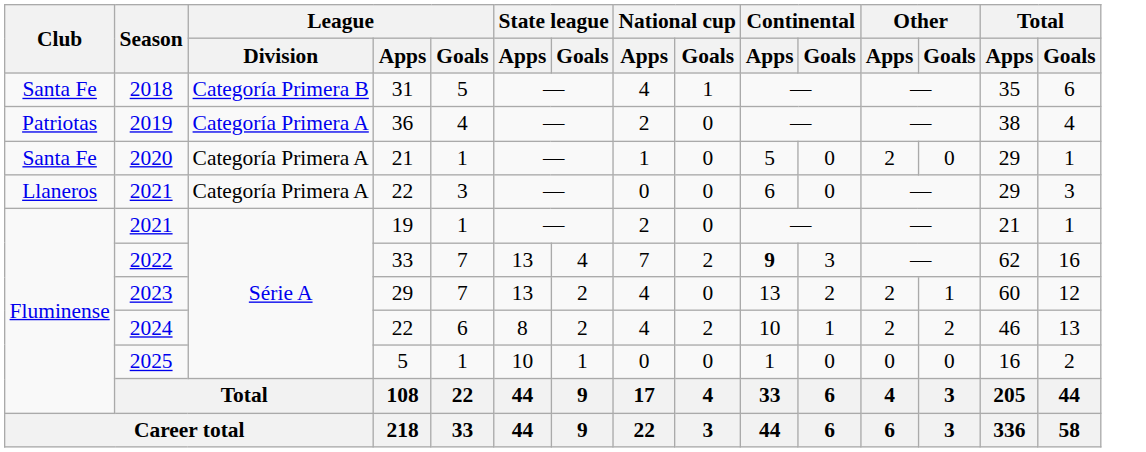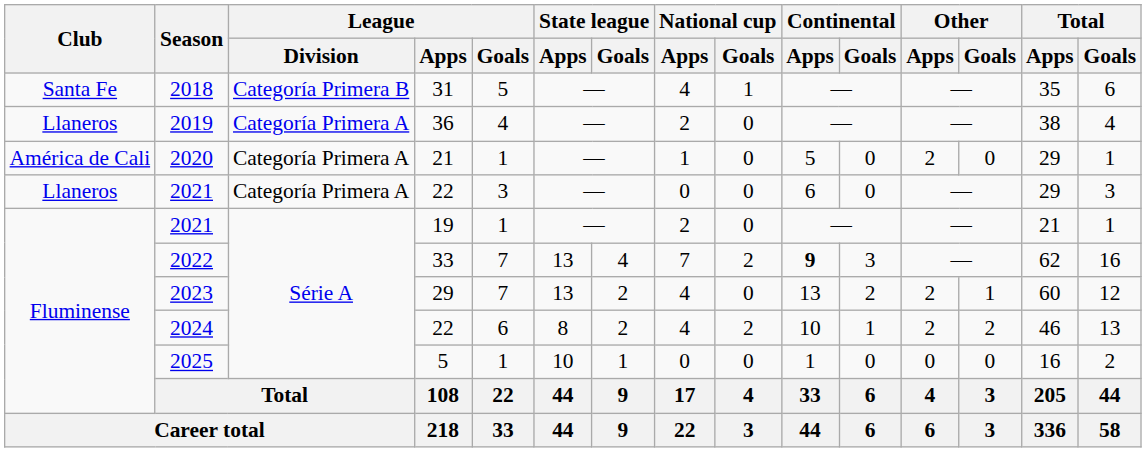(60, 123) Patriotas -> (80, 123) Llaneros
(60, 157) Santa Fe -> (80, 157) América de Cali
